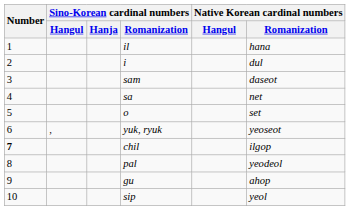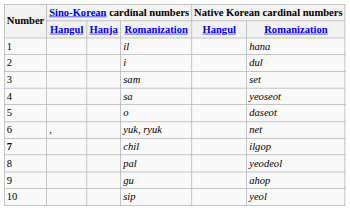(263, 79) daseot -> (255, 79) set
(256, 96) net -> (265, 96) yeoseot
(255, 113) set -> (263, 113) daseot
(265, 130) yeoseot -> (256, 130) net
